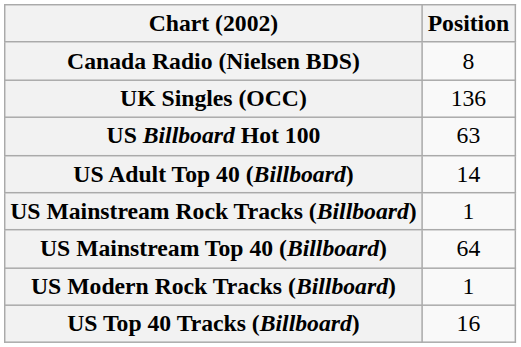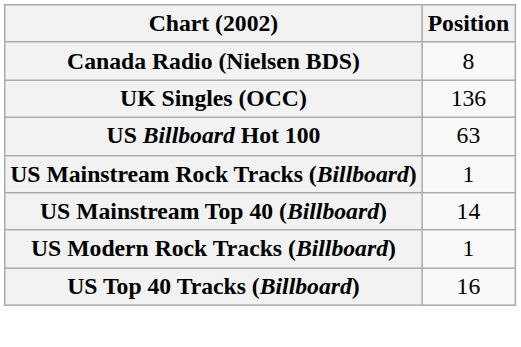- row: (213, 173)
(468, 248) 64 -> (468, 211) 14
